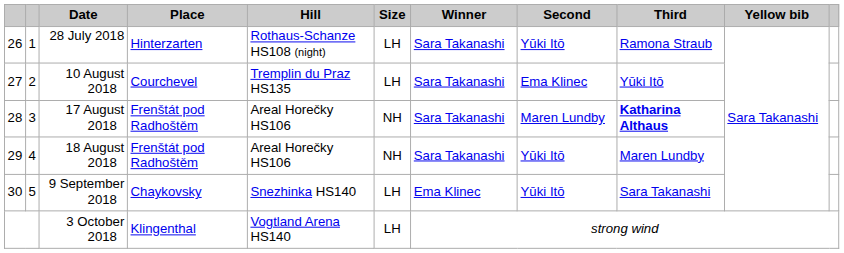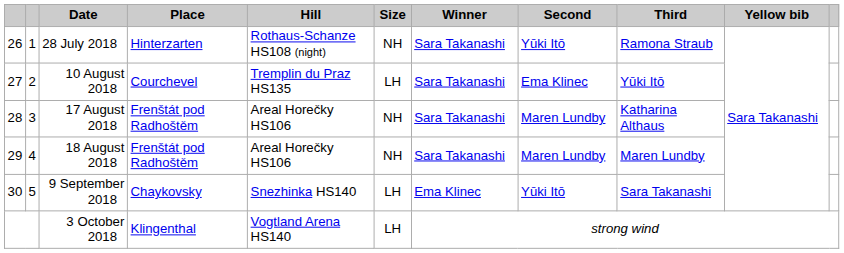(392, 44) LH -> (393, 44) NH
(650, 118) bold -> (649, 118) normal
(543, 155) Yūki Itō -> (563, 155) Maren Lundby
